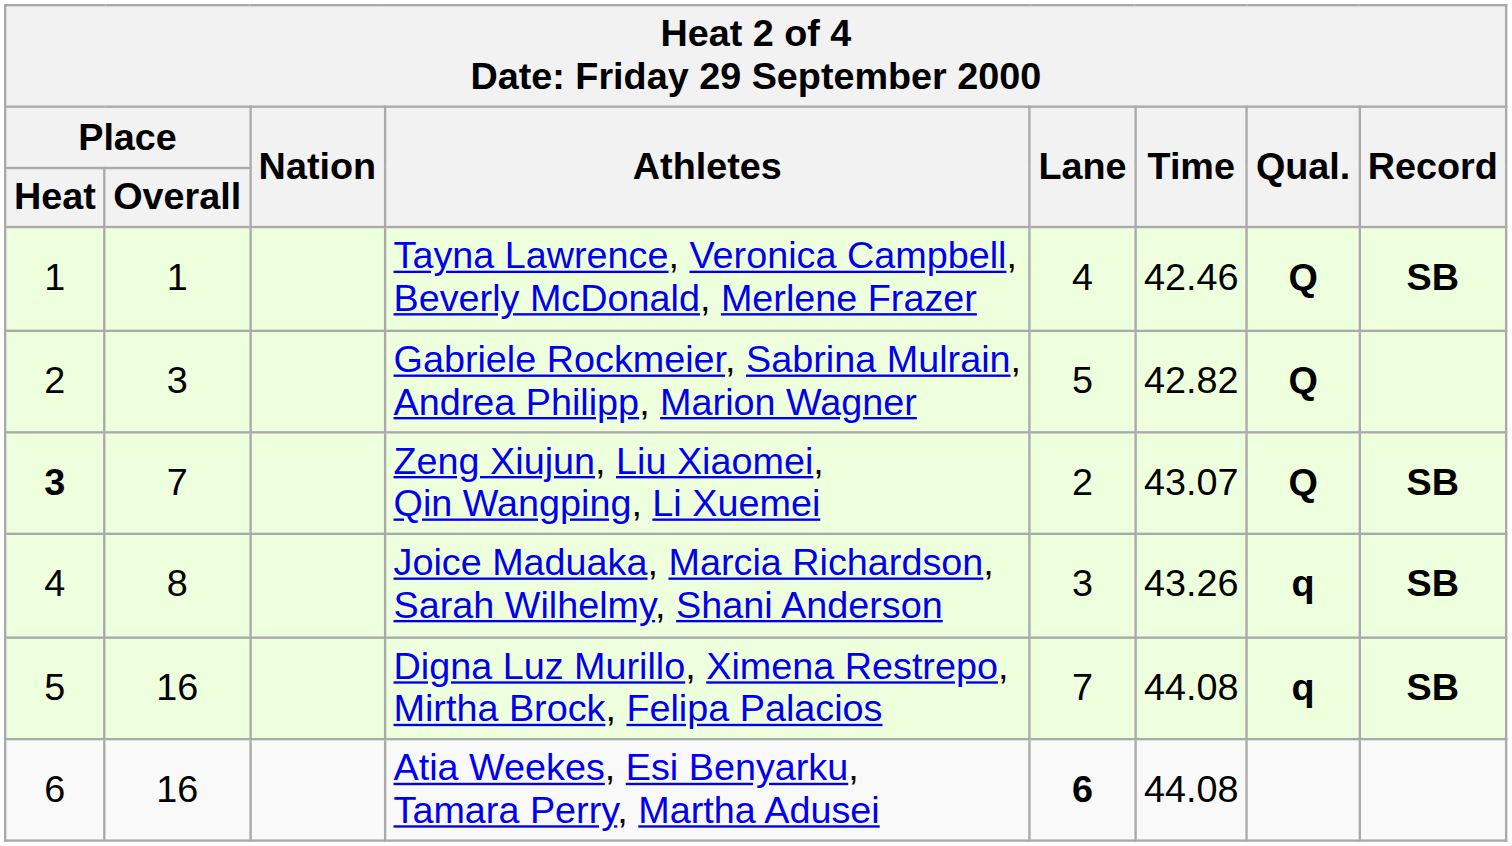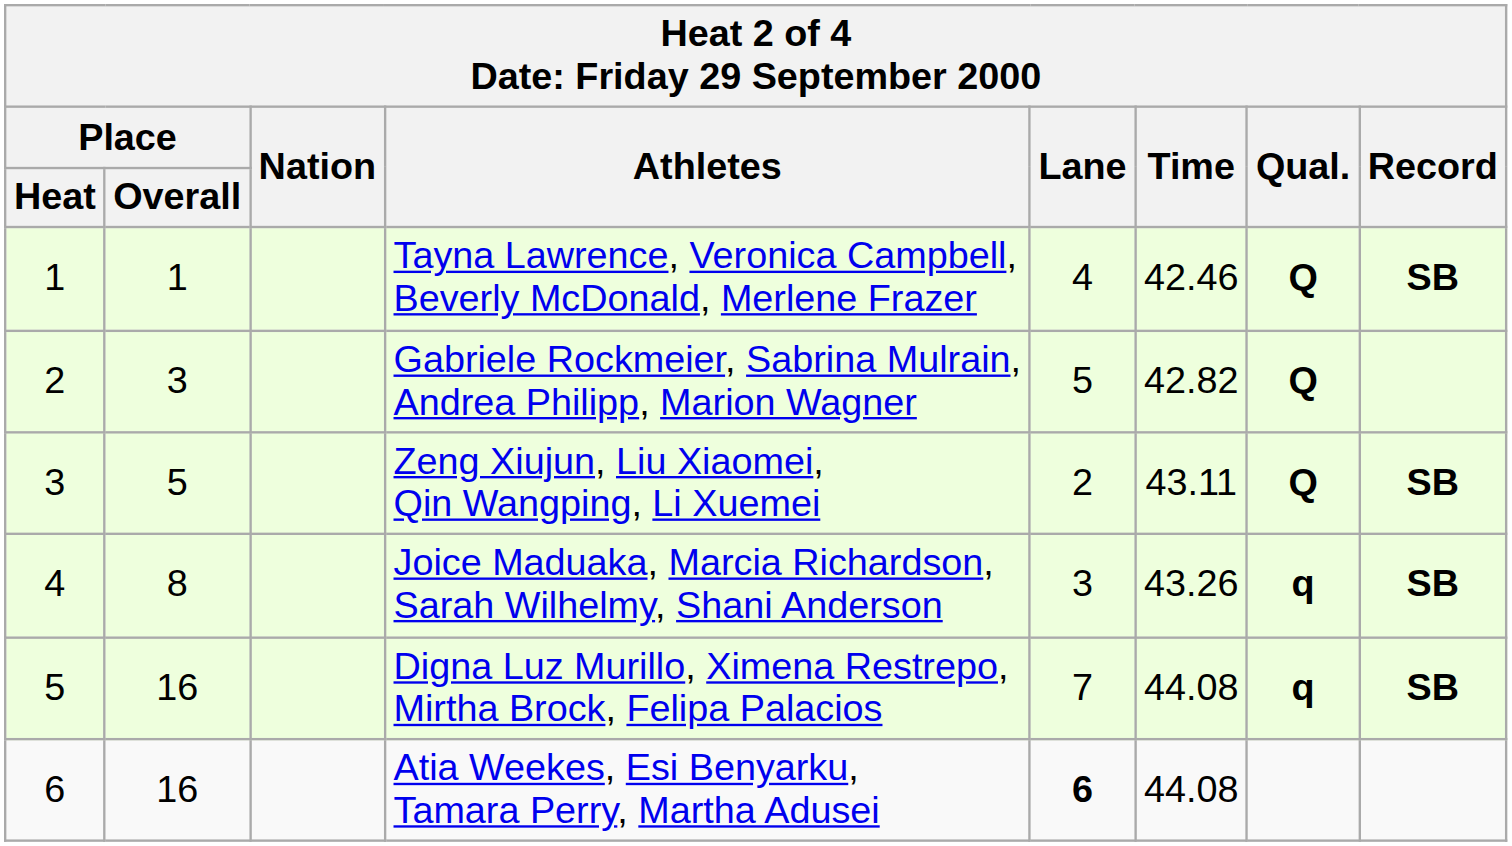(55, 482) bold -> (55, 482) normal
(177, 482) 7 -> (177, 482) 5
(1191, 482) 43.07 -> (1191, 482) 43.11
